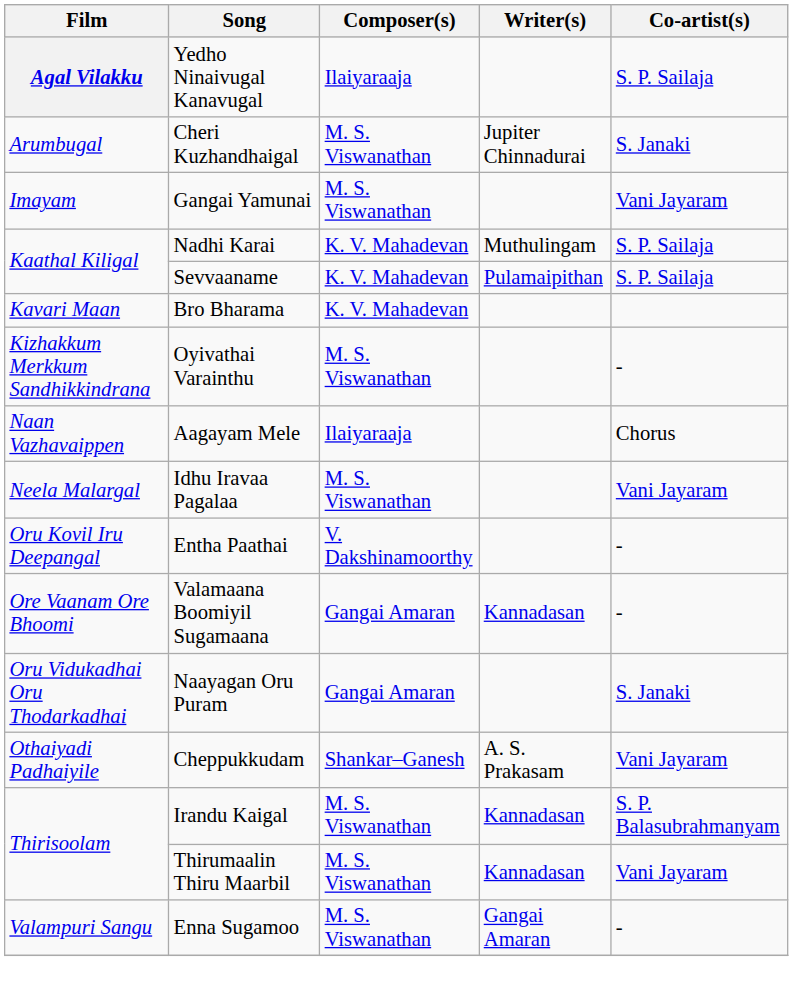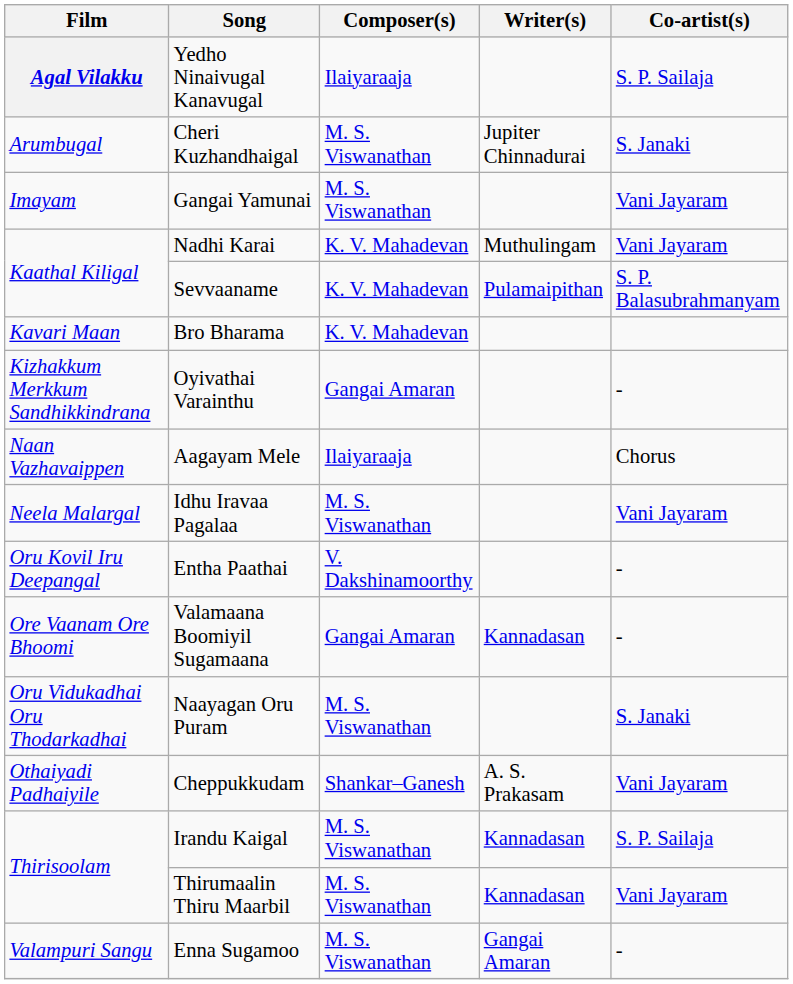(665, 244) S. P. Sailaja -> (672, 244) Vani Jayaram
(665, 277) S. P. Sailaja -> (698, 289) S. P. Balasubrahmanyam
(378, 366) M. S. Viswanathan -> (390, 389) Gangai Amaran
(390, 692) Gangai Amaran -> (378, 715) M. S. Viswanathan
(698, 815) S. P. Balasubrahmanyam -> (665, 839) S. P. Sailaja
